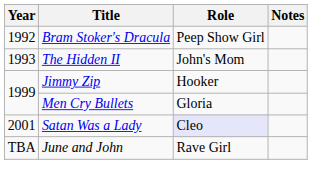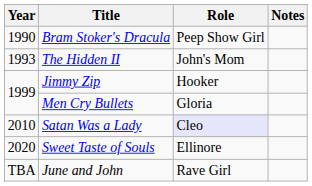(22, 37) 1992 -> (22, 37) 1990
(22, 125) 2001 -> (22, 125) 2010
+ row: (98, 147)
